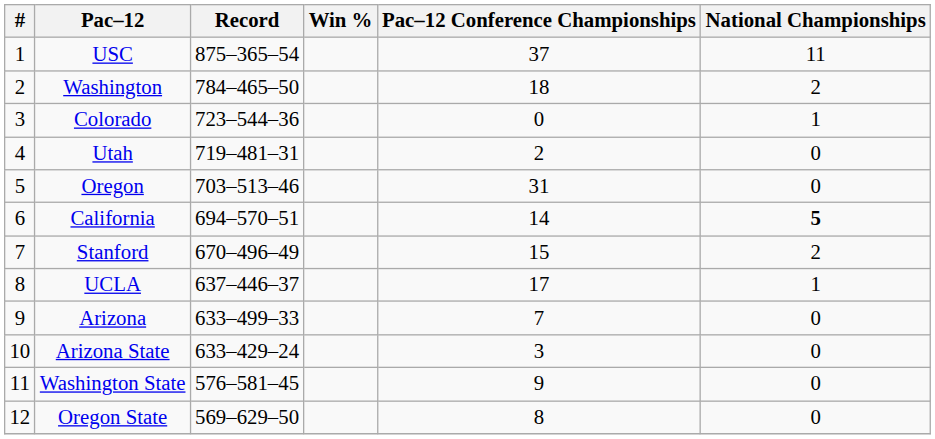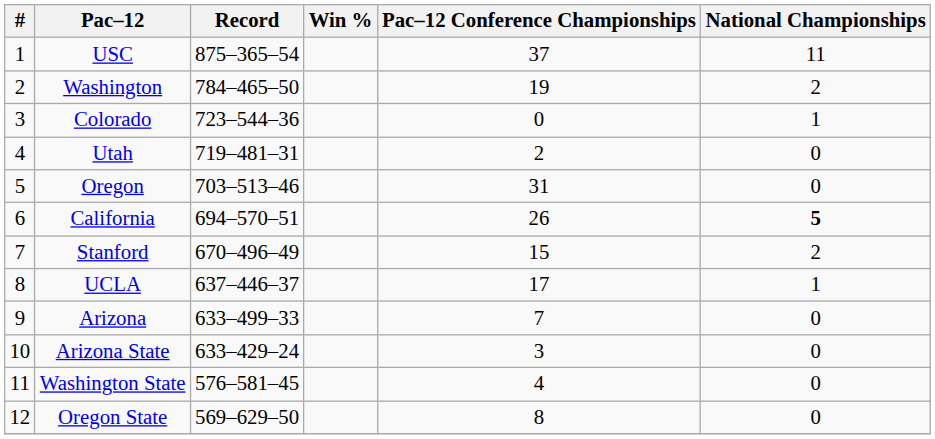(539, 86) 18 -> (539, 86) 19
(539, 218) 14 -> (539, 218) 26
(539, 383) 9 -> (539, 383) 4
